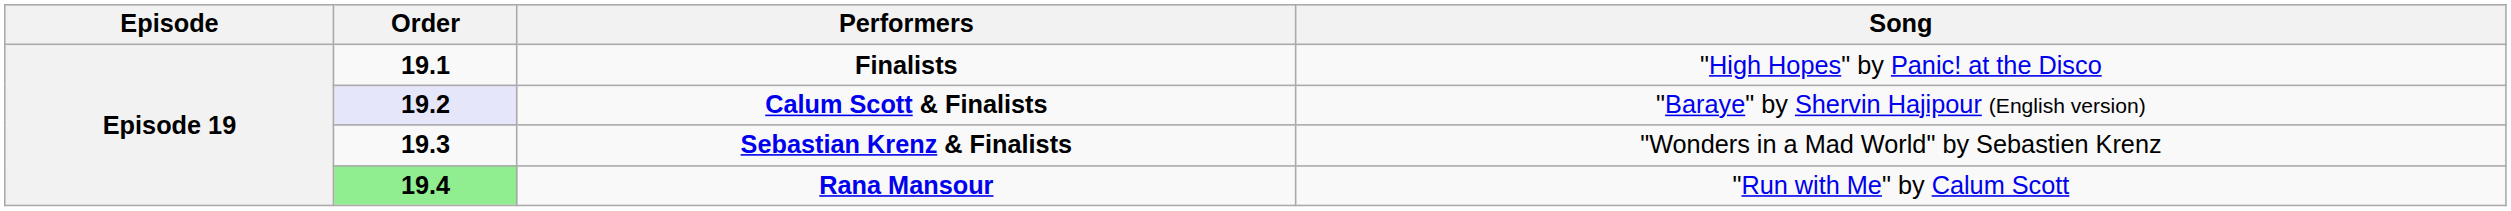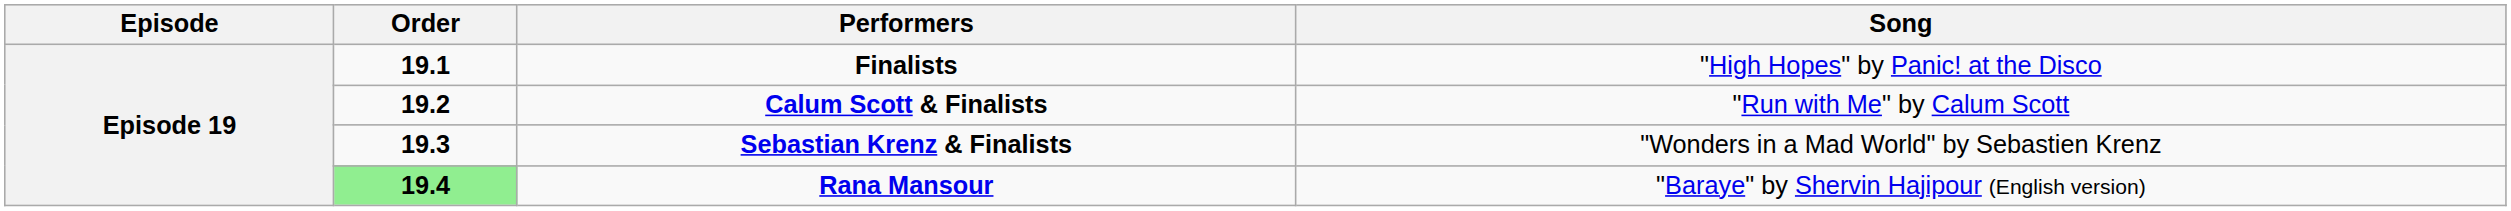(426, 104) lavender background -> (426, 104) no background
(1901, 104) "Baraye" by Shervin Hajipour (English version) -> (1901, 104) "Run with Me" by Calum Scott
(1901, 184) "Run with Me" by Calum Scott -> (1901, 184) "Baraye" by Shervin Hajipour (English version)
